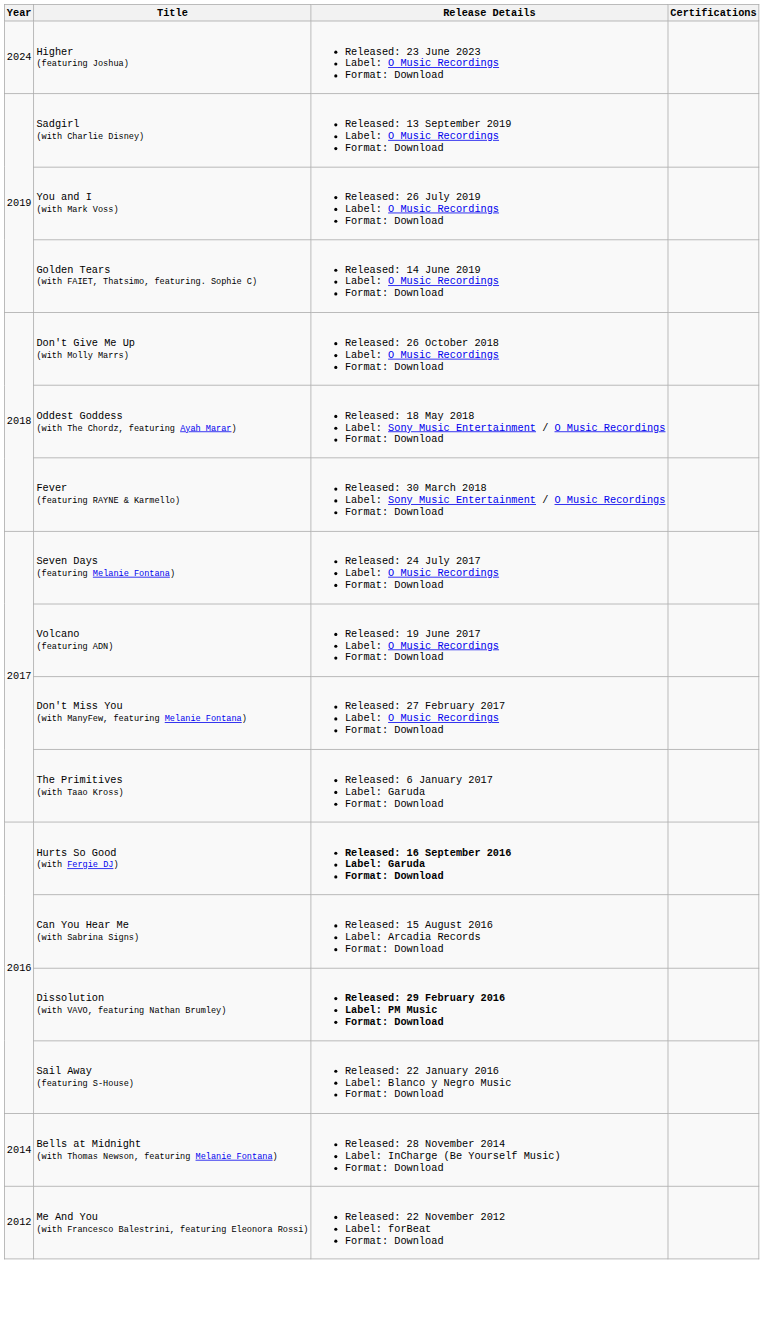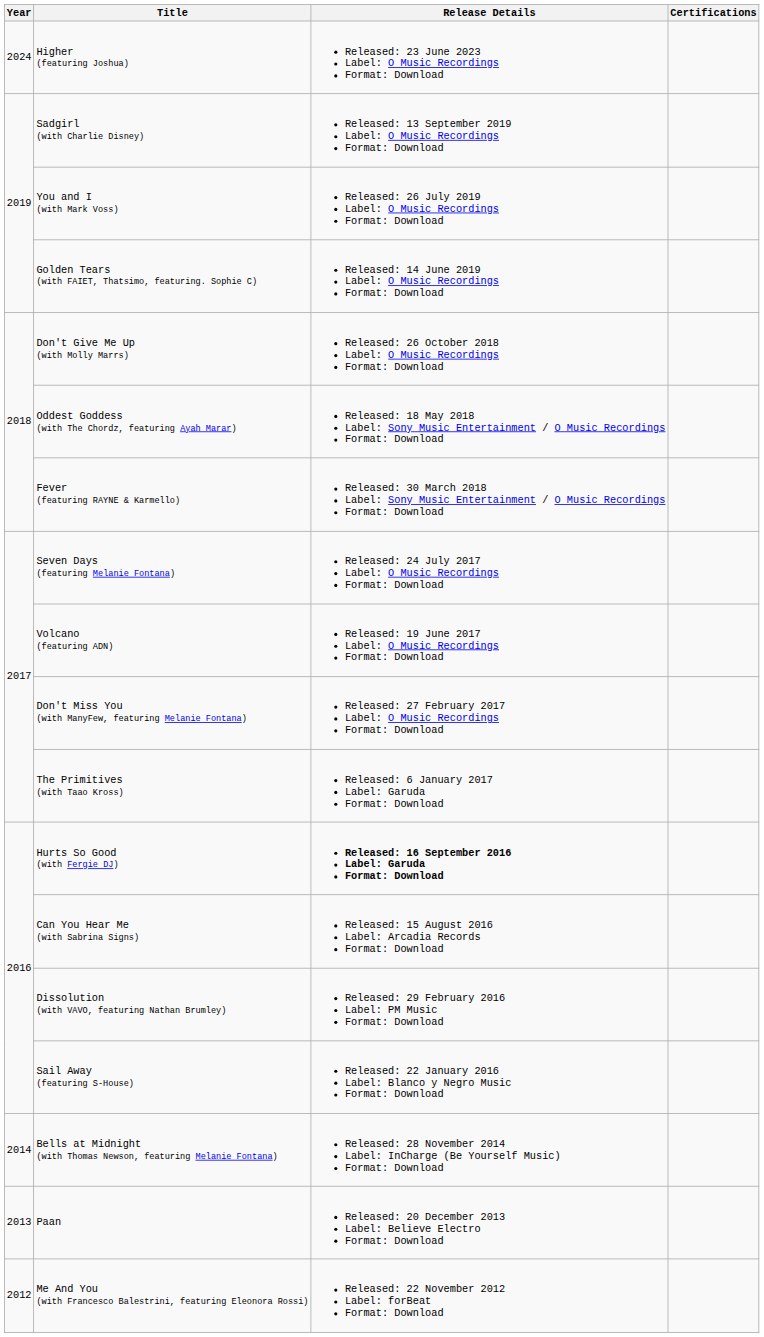(489, 1010) bold -> (489, 1010) normal
+ row: (49, 1223)
